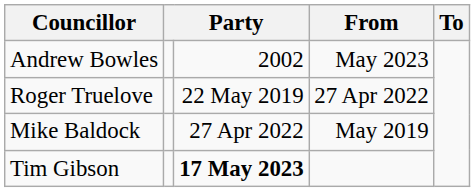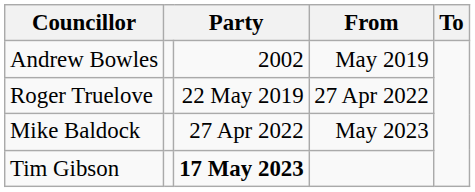(382, 58) May 2023 -> (382, 58) May 2019
(382, 131) May 2019 -> (382, 131) May 2023
